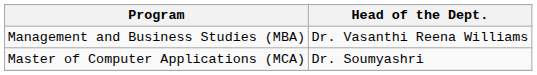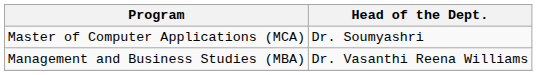rows swapped: (156, 37) <-> (156, 59)
